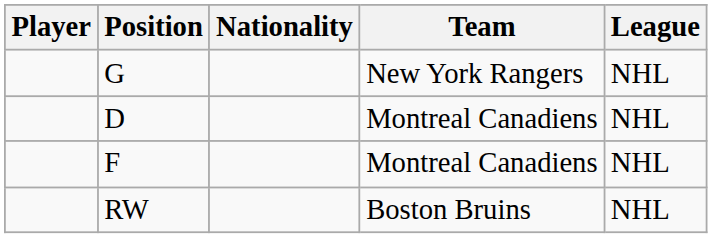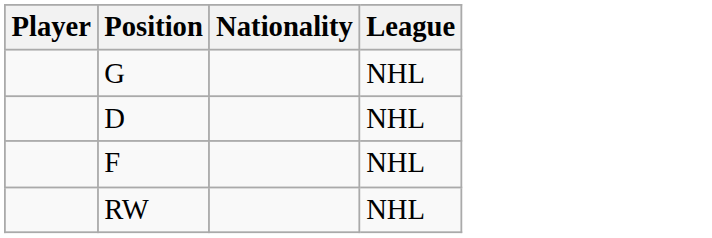- column: (482, 27)
